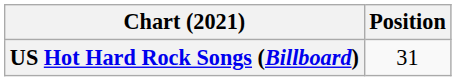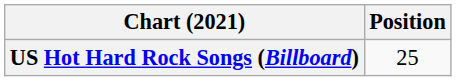(407, 57) 31 -> (407, 57) 25
